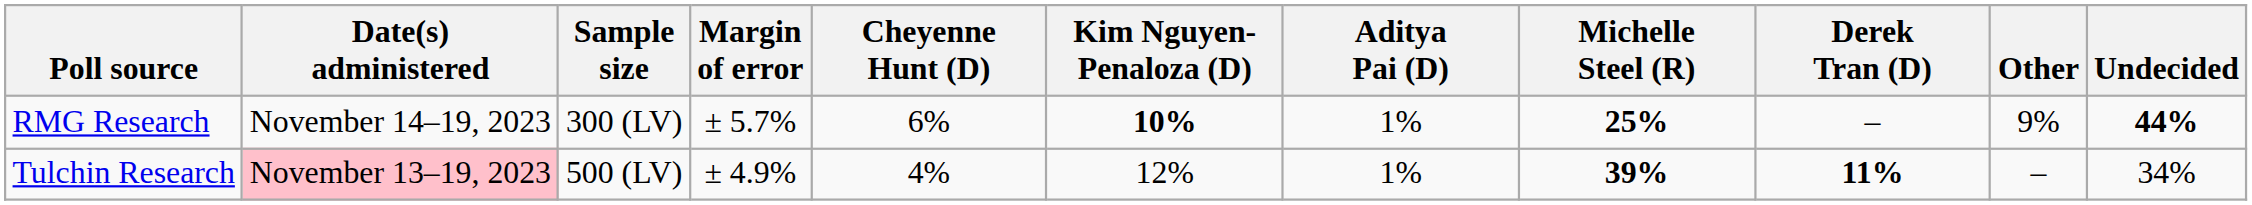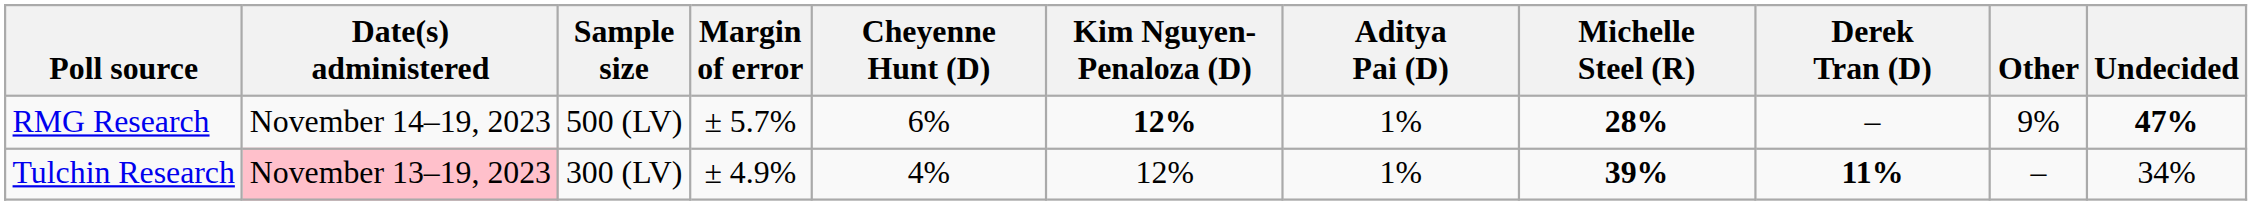(624, 121) 300 (LV) -> (624, 121) 500 (LV)
(1165, 121) 10% -> (1165, 121) 12%
(1637, 121) 25% -> (1637, 121) 28%
(2167, 121) 44% -> (2167, 121) 47%
(624, 173) 500 (LV) -> (624, 173) 300 (LV)
